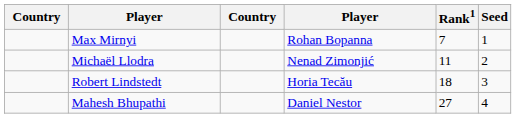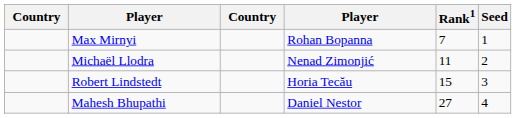(445, 81) 18 -> (445, 81) 15
